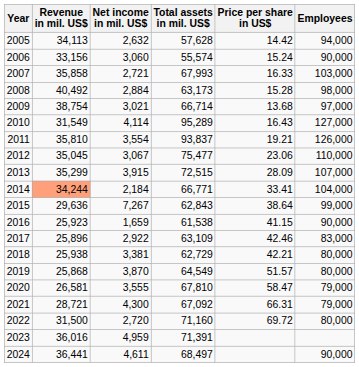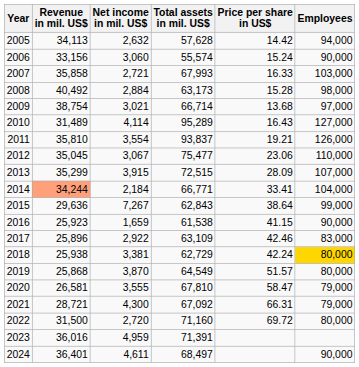(72, 123) 31,549 -> (72, 123) 31,489
(280, 255) 42.21 -> (280, 255) 42.24
(337, 255) no background -> (337, 255) gold background
(72, 354) 36,441 -> (72, 354) 36,401
